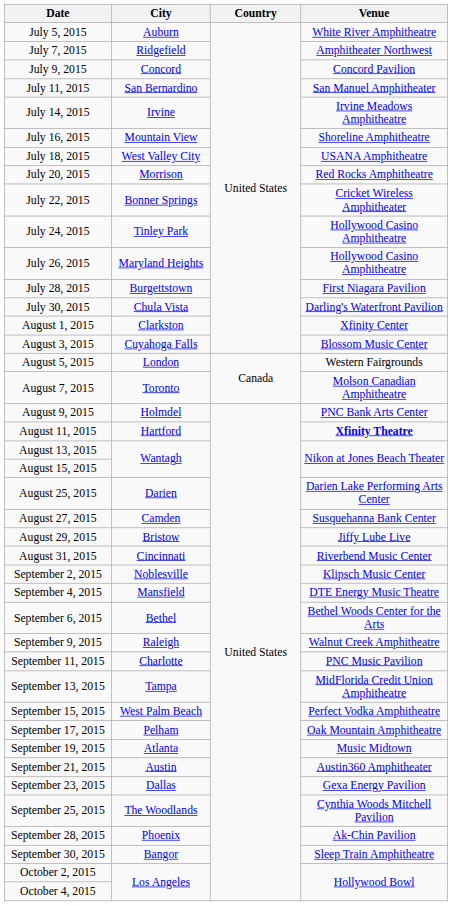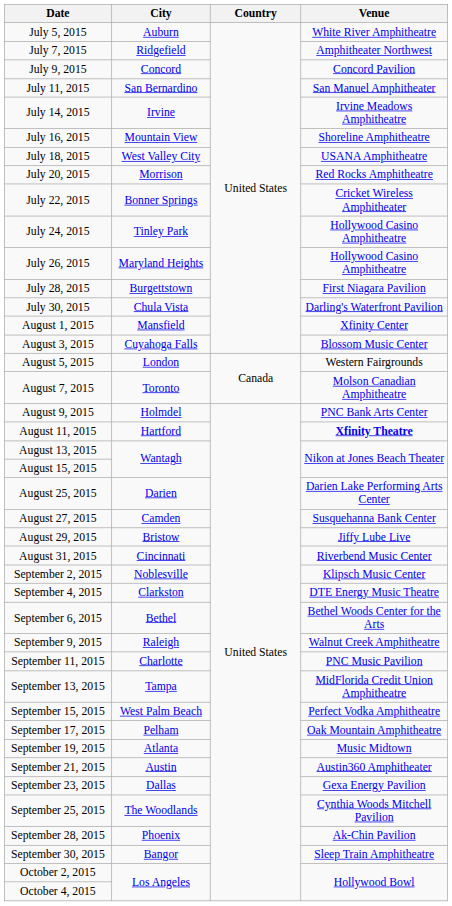(161, 325) Clarkston -> (161, 325) Mansfield
(161, 592) Mansfield -> (161, 592) Clarkston
